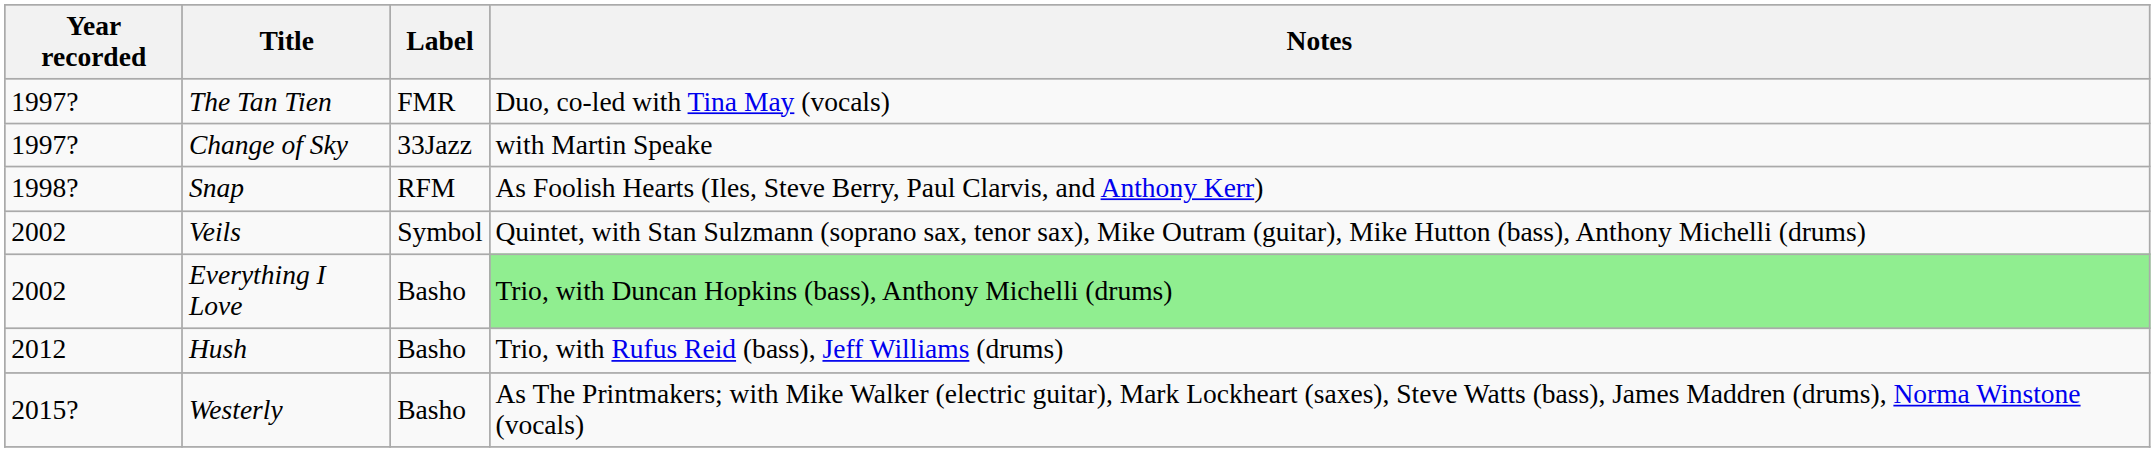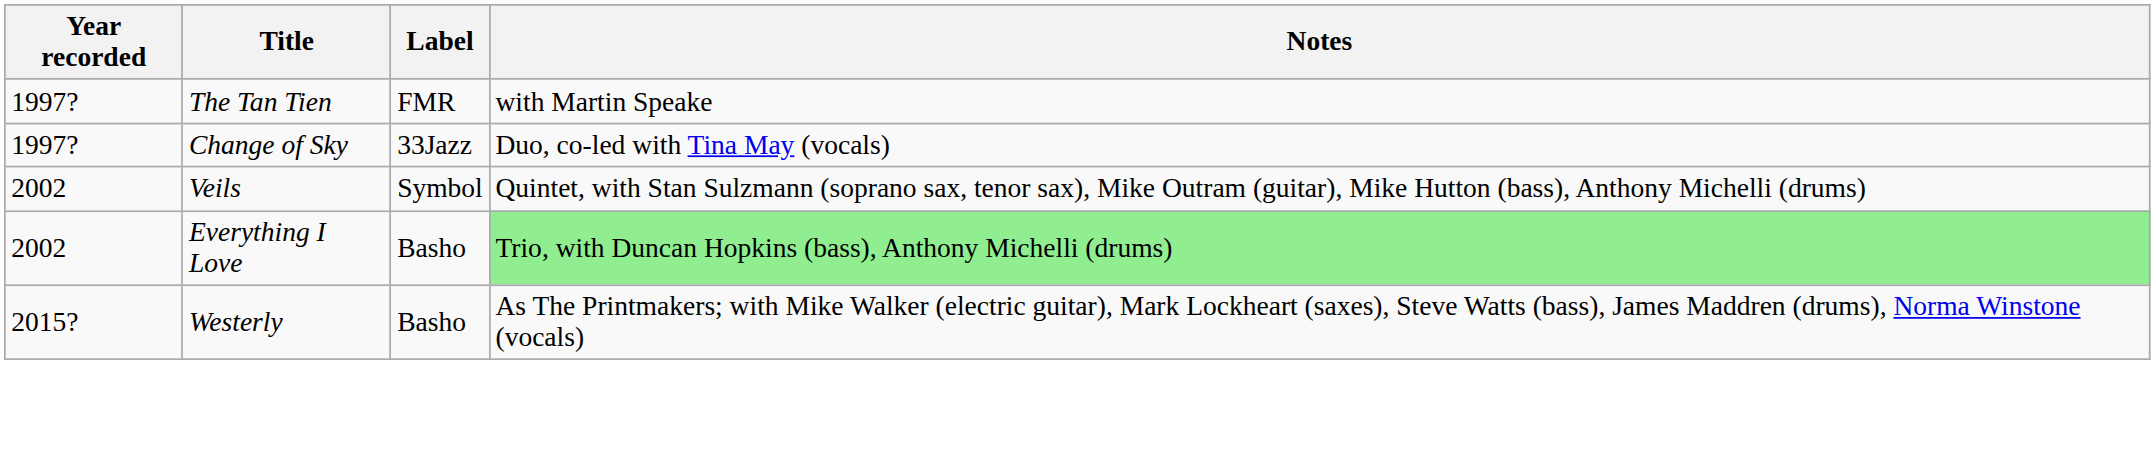(693, 100) Duo, co-led with Tina May (vocals) -> (604, 100) with Martin Speake
(604, 144) with Martin Speake -> (693, 144) Duo, co-led with Tina May (vocals)
- row: (216, 188)
- row: (218, 350)
